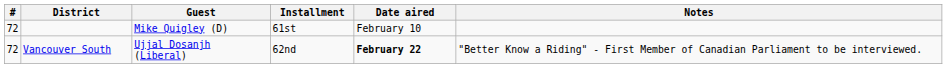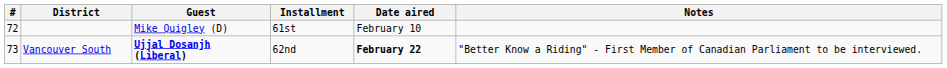(13, 50) 72 -> (13, 50) 73
(172, 50) normal -> (172, 50) bold
